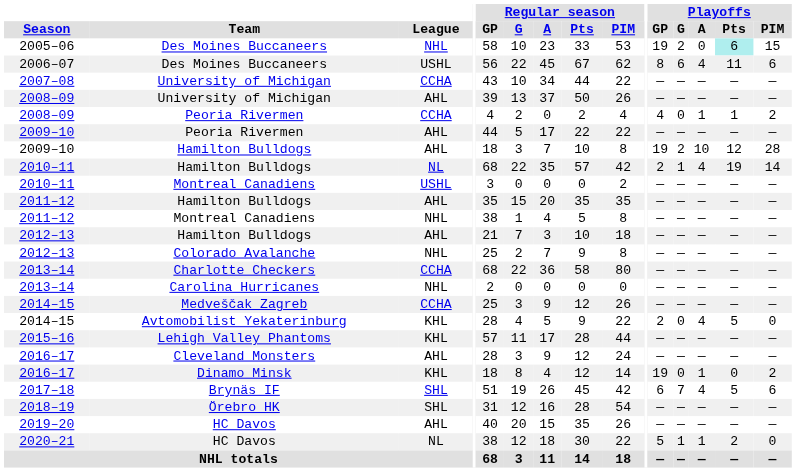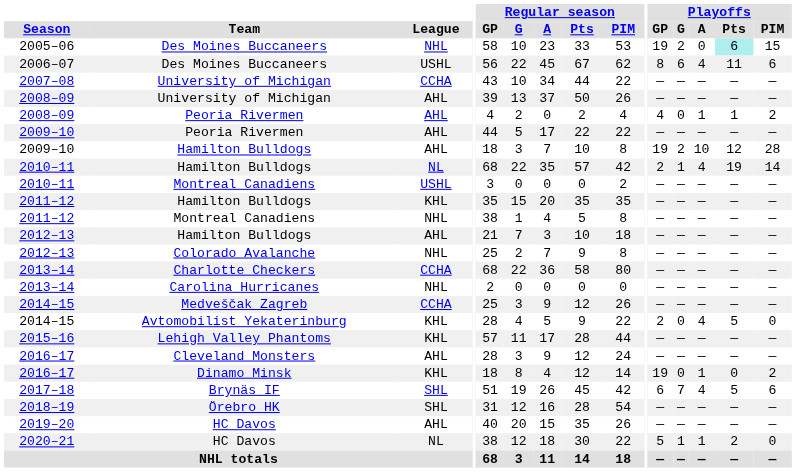(436, 116) CCHA -> (436, 116) AHL
(436, 201) AHL -> (436, 201) KHL
